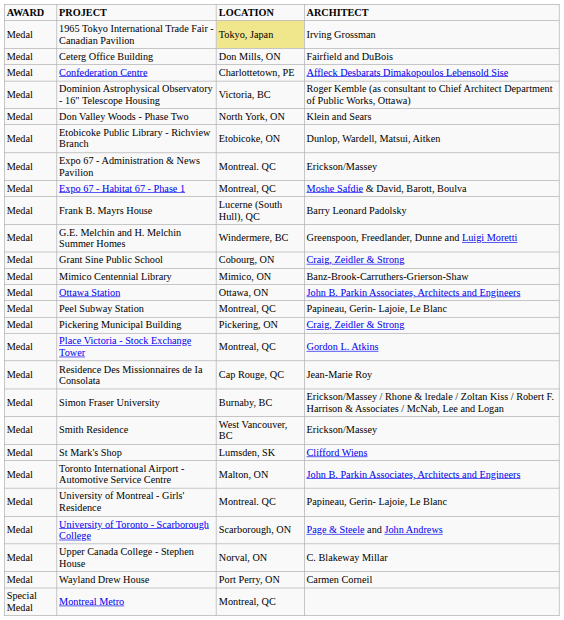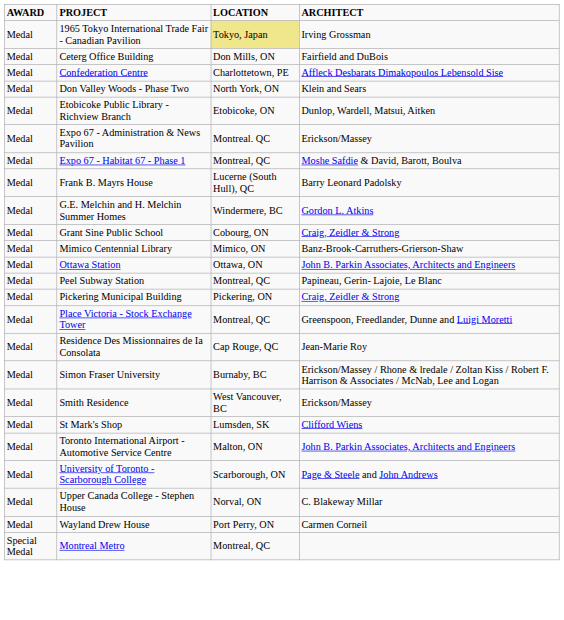- row: (136, 94)
(412, 238) Greenspoon, Freedlander, Dunne and Luigi Moretti -> (337, 210) Gordon L. Atkins
(343, 347) Gordon L. Atkins -> (407, 319) Greenspoon, Freedlander, Dunne and Luigi Moretti
- row: (122, 502)
